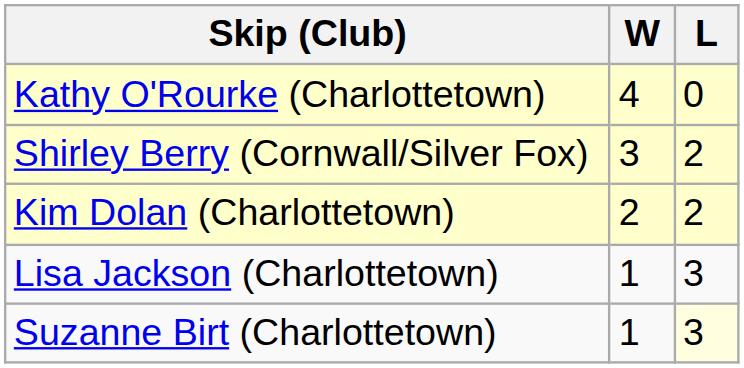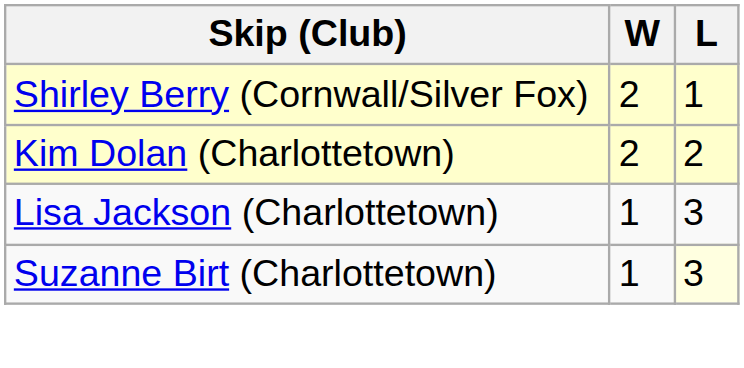- row: (280, 93)
(629, 153) 3 -> (629, 93) 2
(693, 153) 2 -> (693, 93) 1
